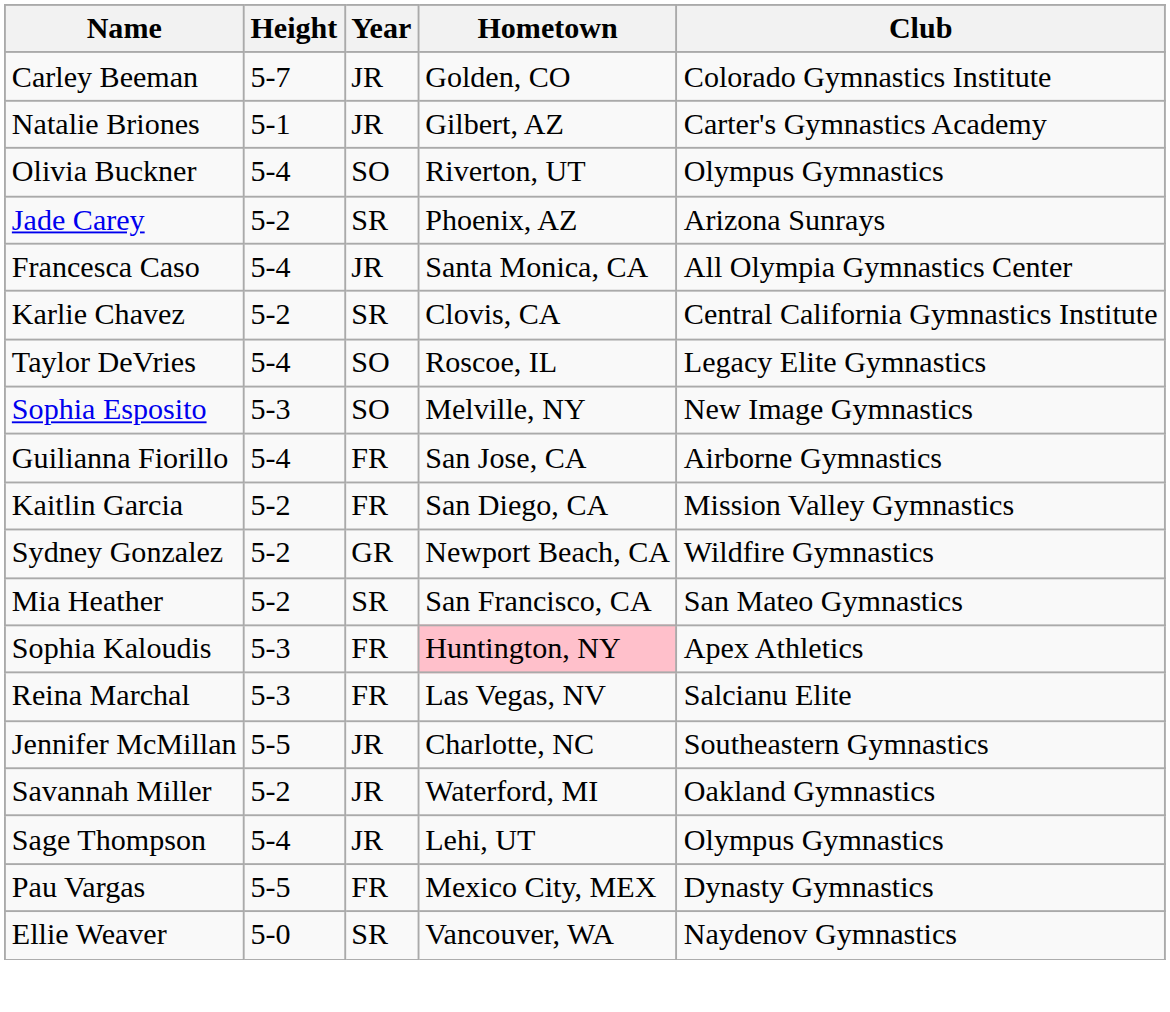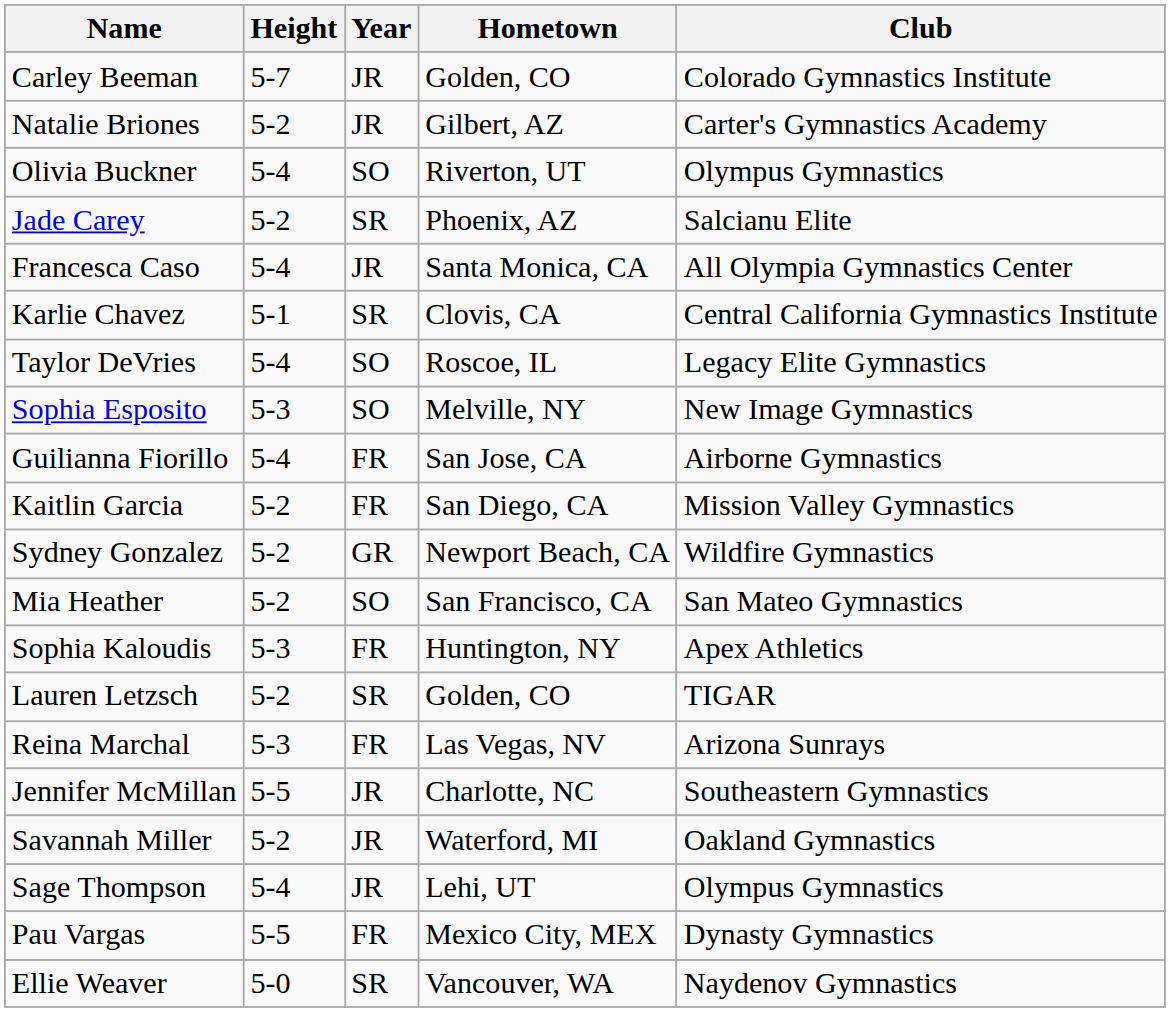(271, 123) 5-1 -> (271, 123) 5-2
(784, 219) Arizona Sunrays -> (768, 219) Salcianu Elite
(271, 314) 5-2 -> (271, 314) 5-1
(370, 600) SR -> (370, 600) SO
(523, 648) pink background -> (523, 648) no background
+ row: (105, 696)
(768, 696) Salcianu Elite -> (784, 743) Arizona Sunrays
